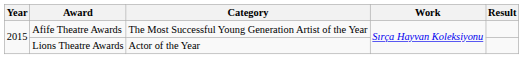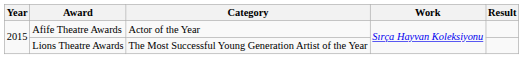(248, 29) The Most Successful Young Generation Artist of the Year -> (164, 29) Actor of the Year
(164, 45) Actor of the Year -> (248, 45) The Most Successful Young Generation Artist of the Year
